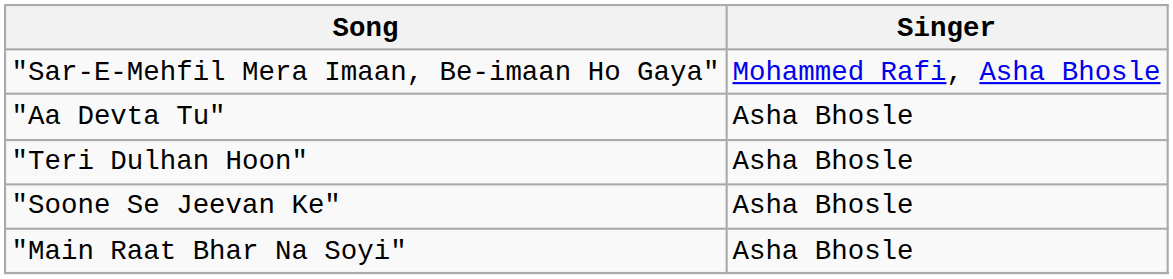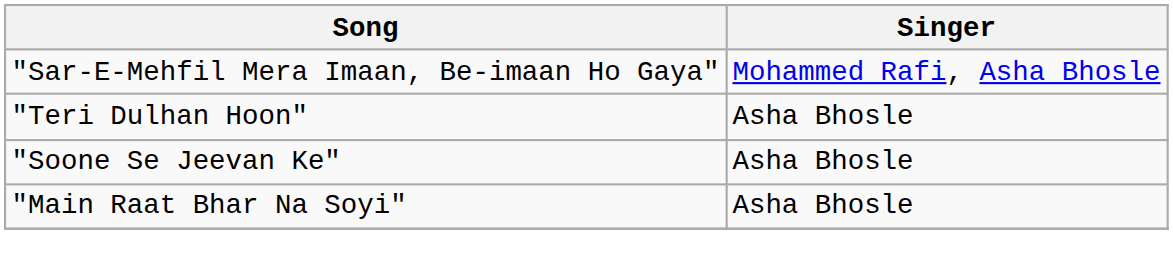- row: (119, 117)
